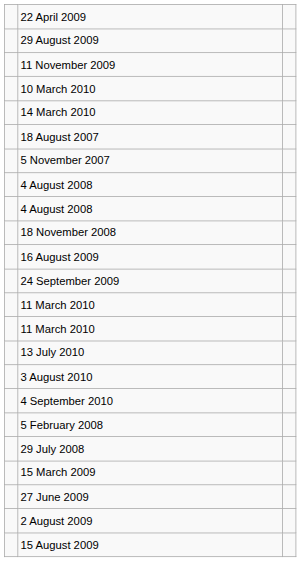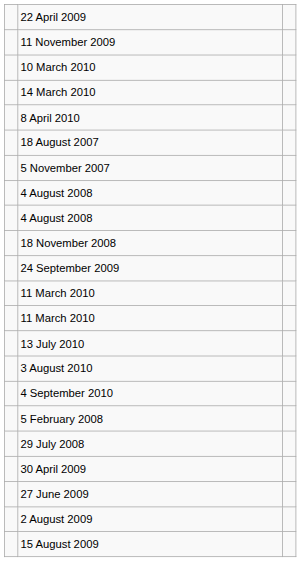- row: (11, 41)
+ row: (11, 118)
- row: (11, 257)
- row: (11, 473)
+ row: (11, 469)
